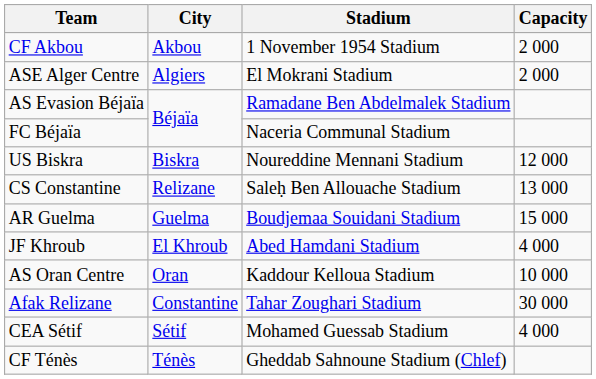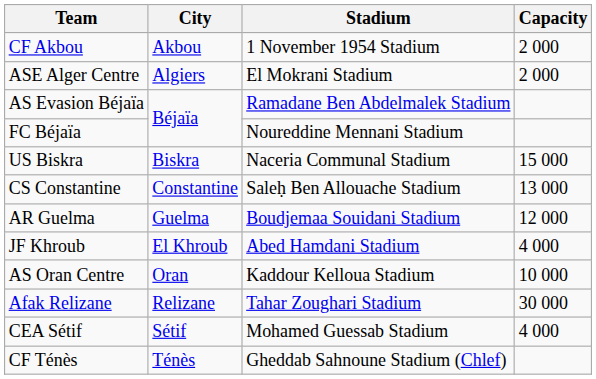(348, 132) Naceria Communal Stadium -> (355, 132) Noureddine Mennani Stadium
(355, 160) Noureddine Mennani Stadium -> (348, 160) Naceria Communal Stadium
(543, 160) 12 000 -> (543, 160) 15 000
(184, 189) Relizane -> (195, 189) Constantine
(543, 217) 15 000 -> (543, 217) 12 000
(195, 302) Constantine -> (184, 302) Relizane
